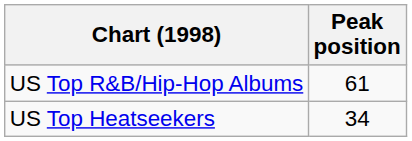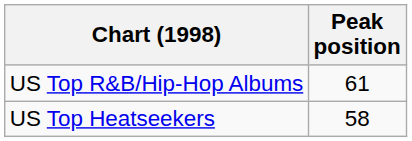(357, 118) 34 -> (357, 118) 58
